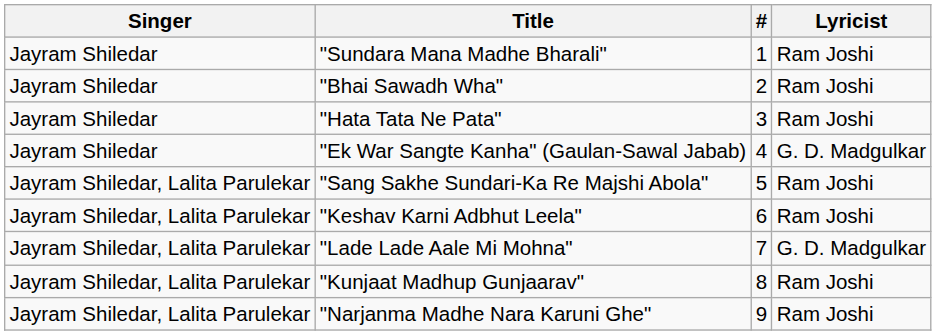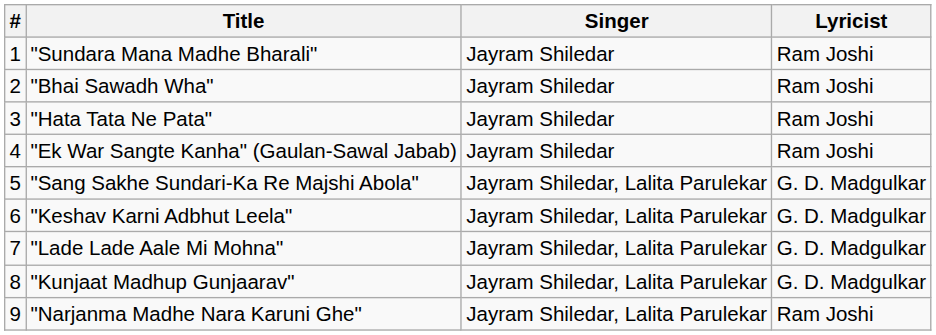columns swapped: (761, 21) <-> (160, 21)
(851, 151) G. D. Madgulkar -> (825, 151) Ram Joshi
(825, 184) Ram Joshi -> (851, 184) G. D. Madgulkar
(825, 216) Ram Joshi -> (851, 216) G. D. Madgulkar
(825, 281) Ram Joshi -> (851, 281) G. D. Madgulkar
